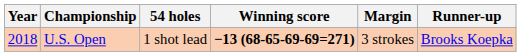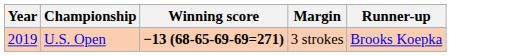- column: (175, 16)
(23, 39) 2018 -> (23, 39) 2019
